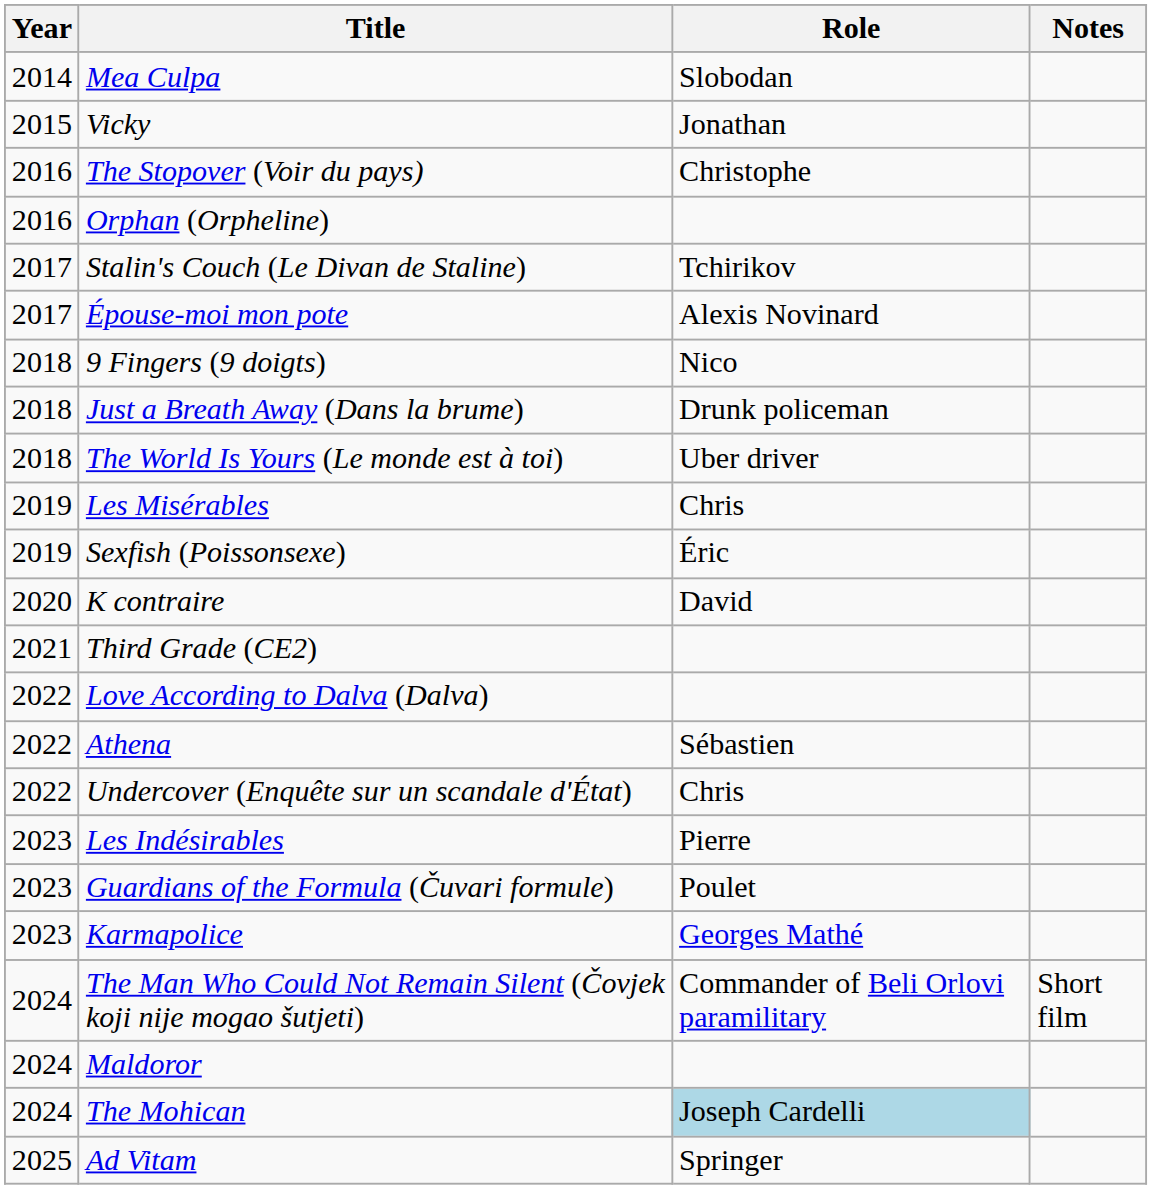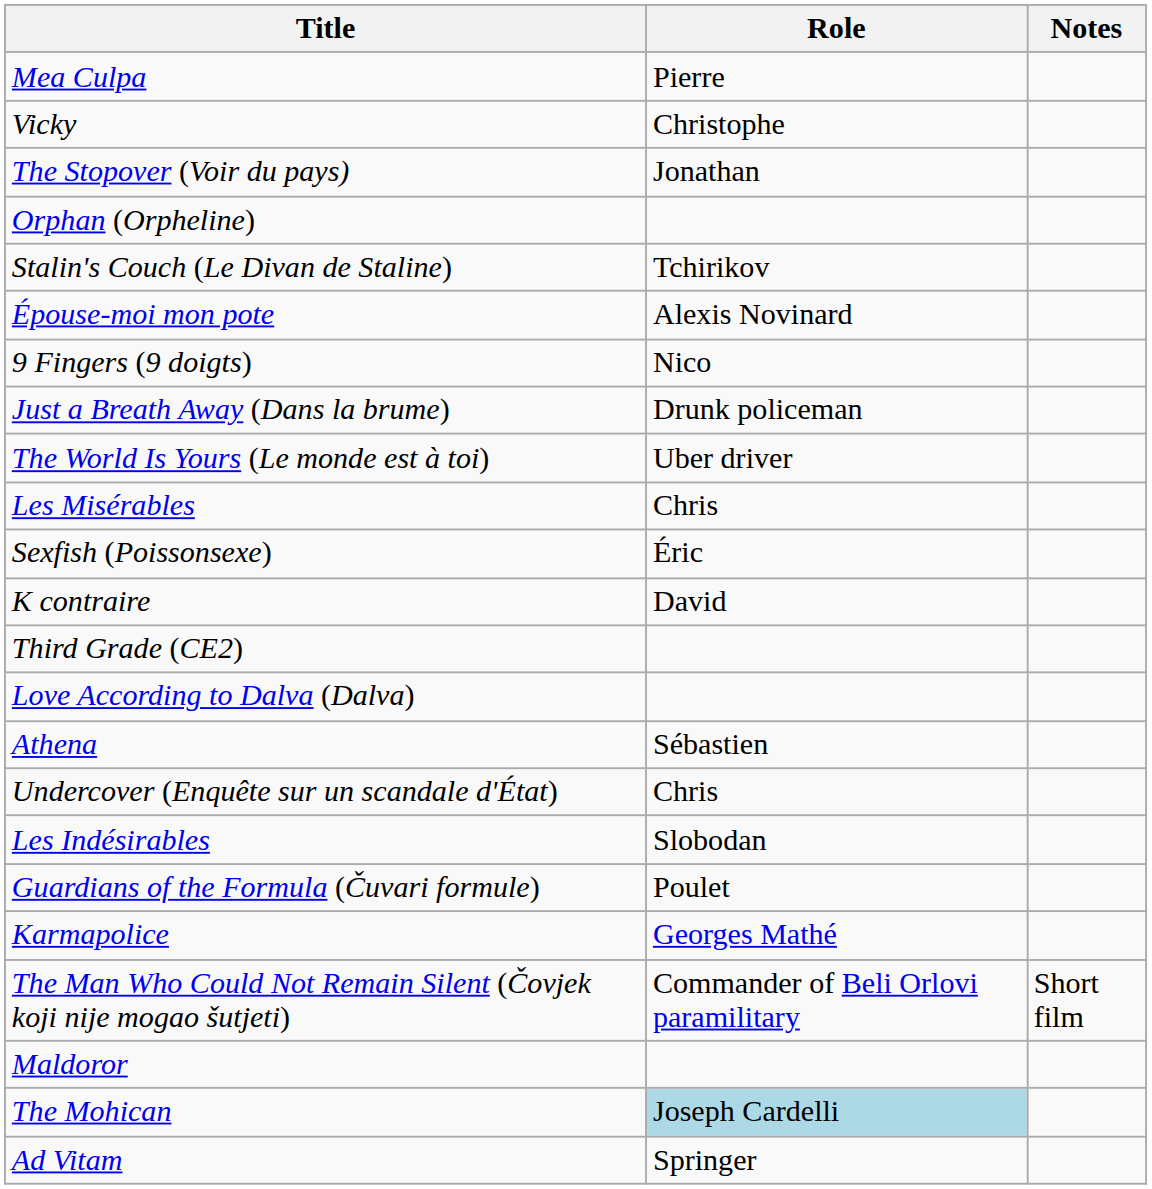- column: (42, 28)
(736, 76) Slobodan -> (689, 76) Pierre
(733, 123) Jonathan -> (719, 123) Christophe
(745, 171) Christophe -> (706, 171) Jonathan
(715, 839) Pierre -> (710, 839) Slobodan
